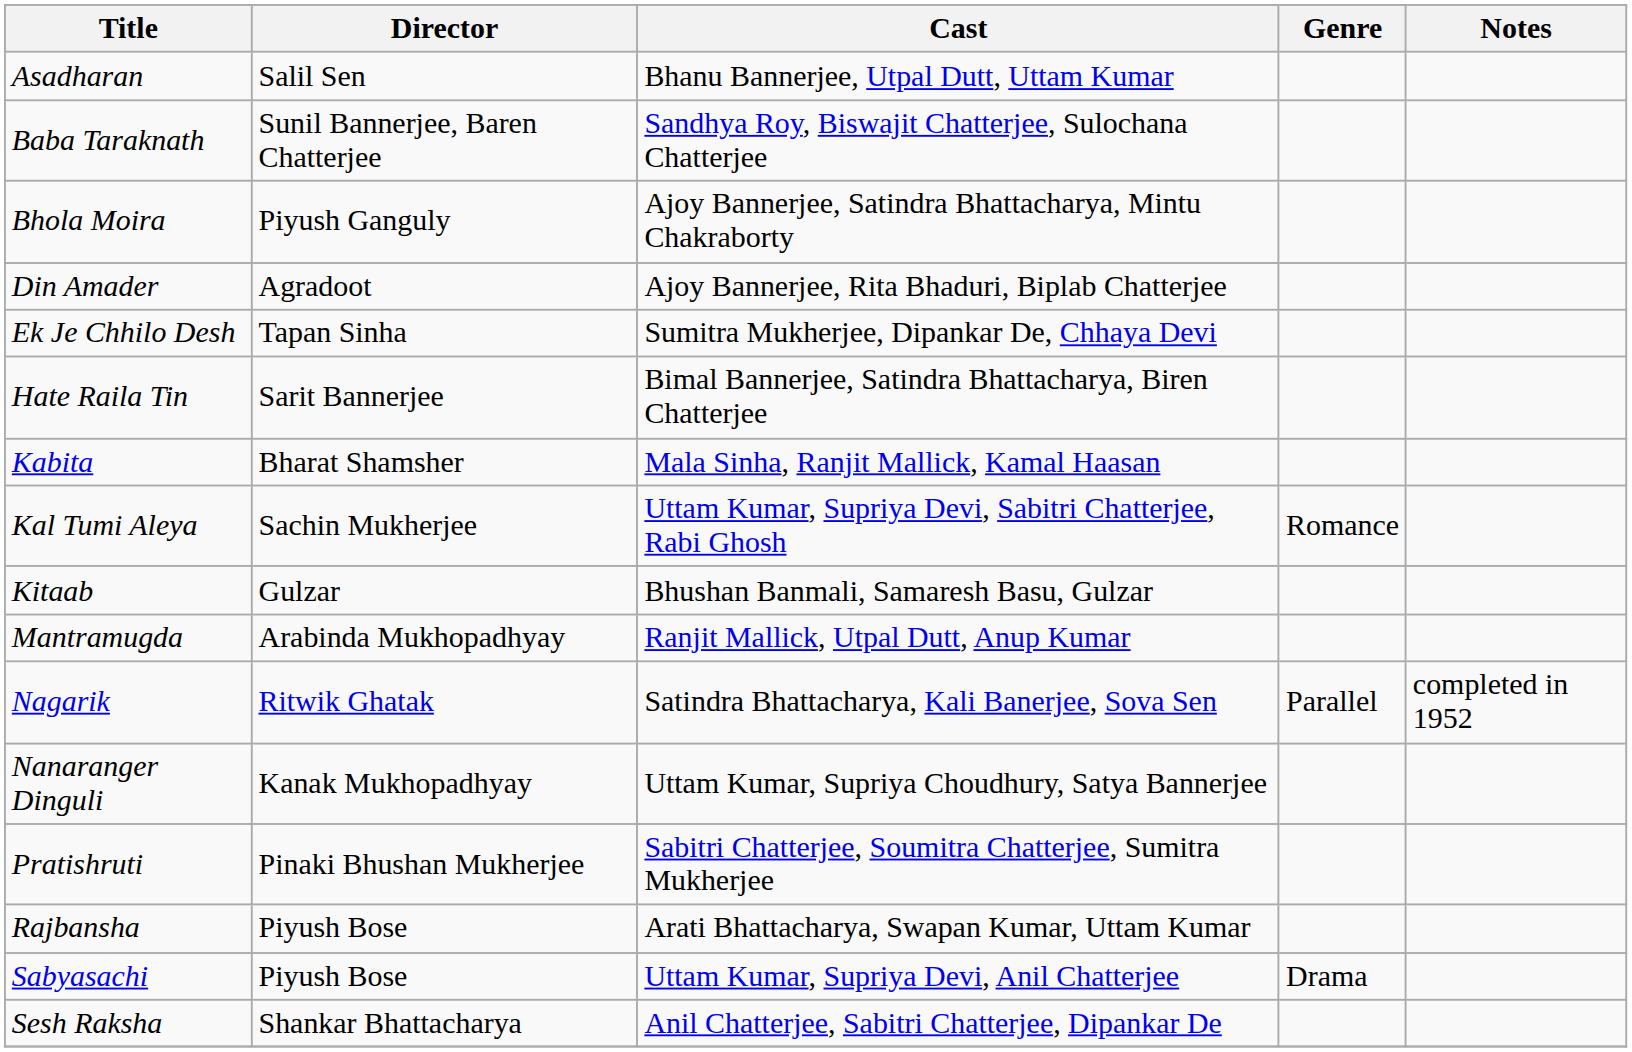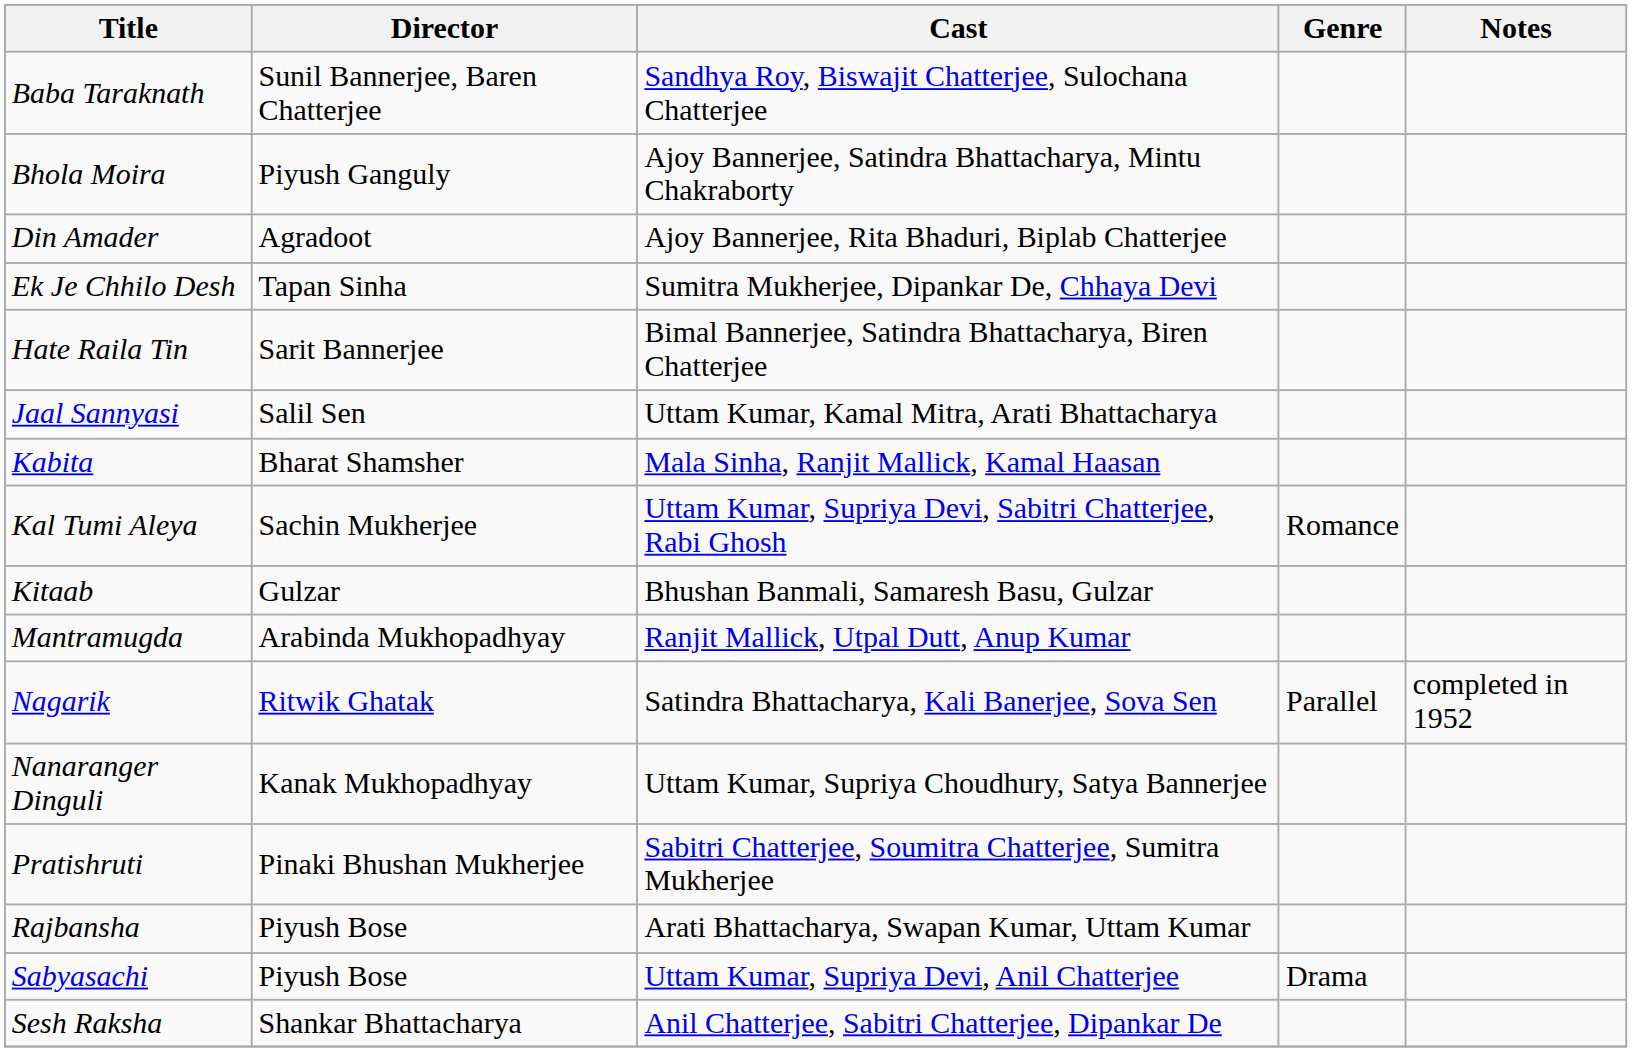- row: (77, 75)
+ row: (95, 413)
